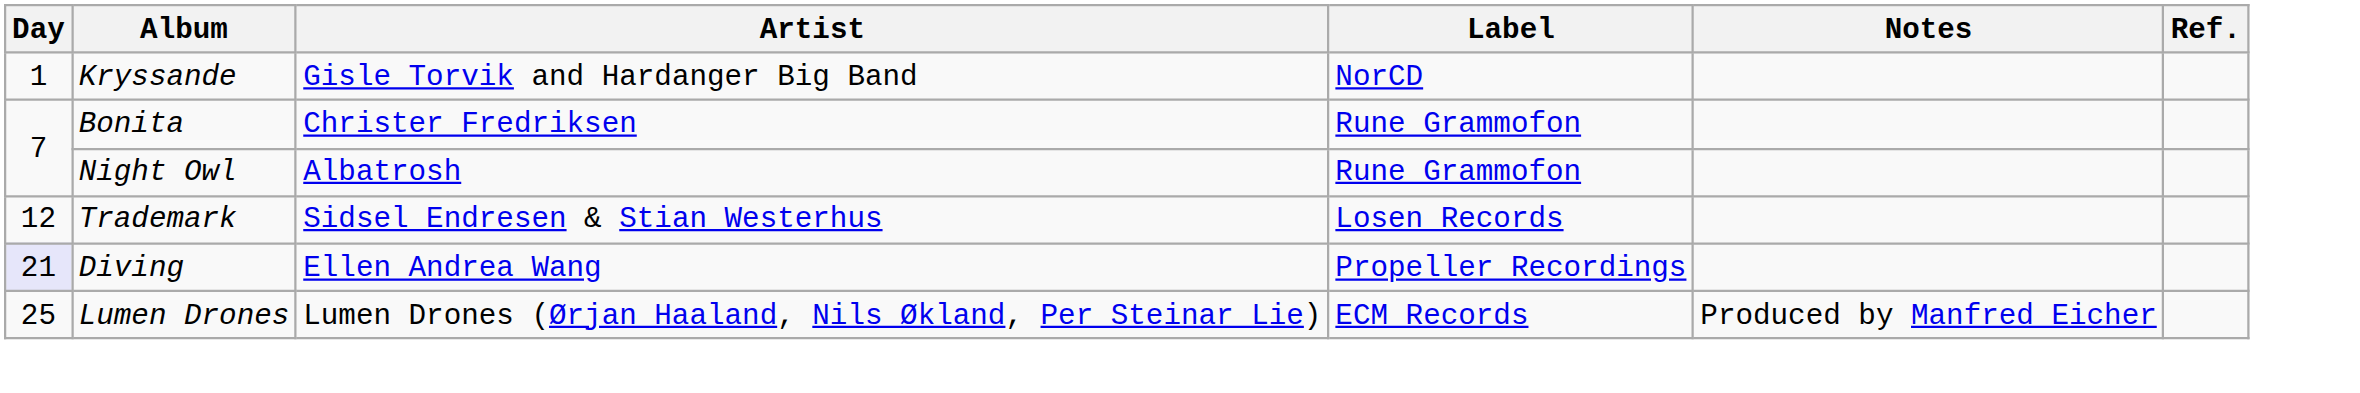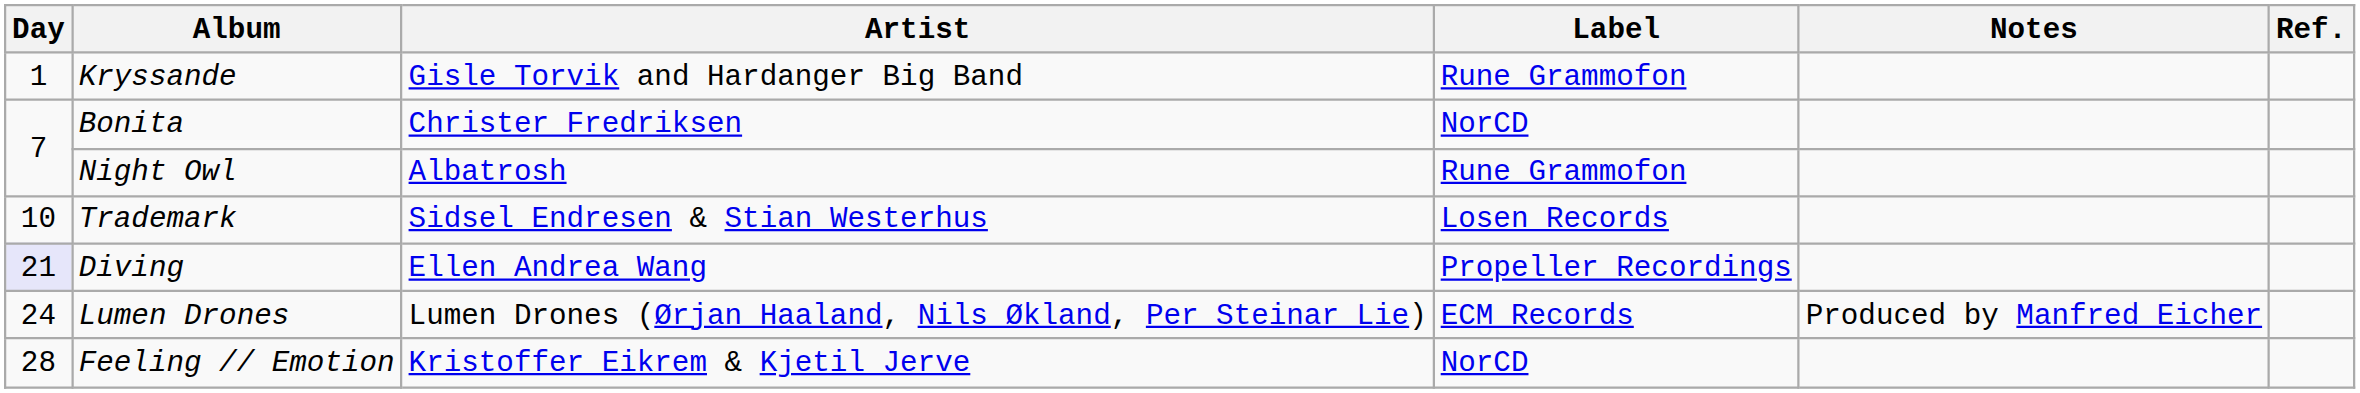(1379, 77) NorCD -> (1564, 77) Rune Grammofon
(1458, 124) Rune Grammofon -> (1485, 124) NorCD
(38, 220) 12 -> (38, 220) 10
(38, 315) 25 -> (38, 315) 24
+ row: (237, 363)
